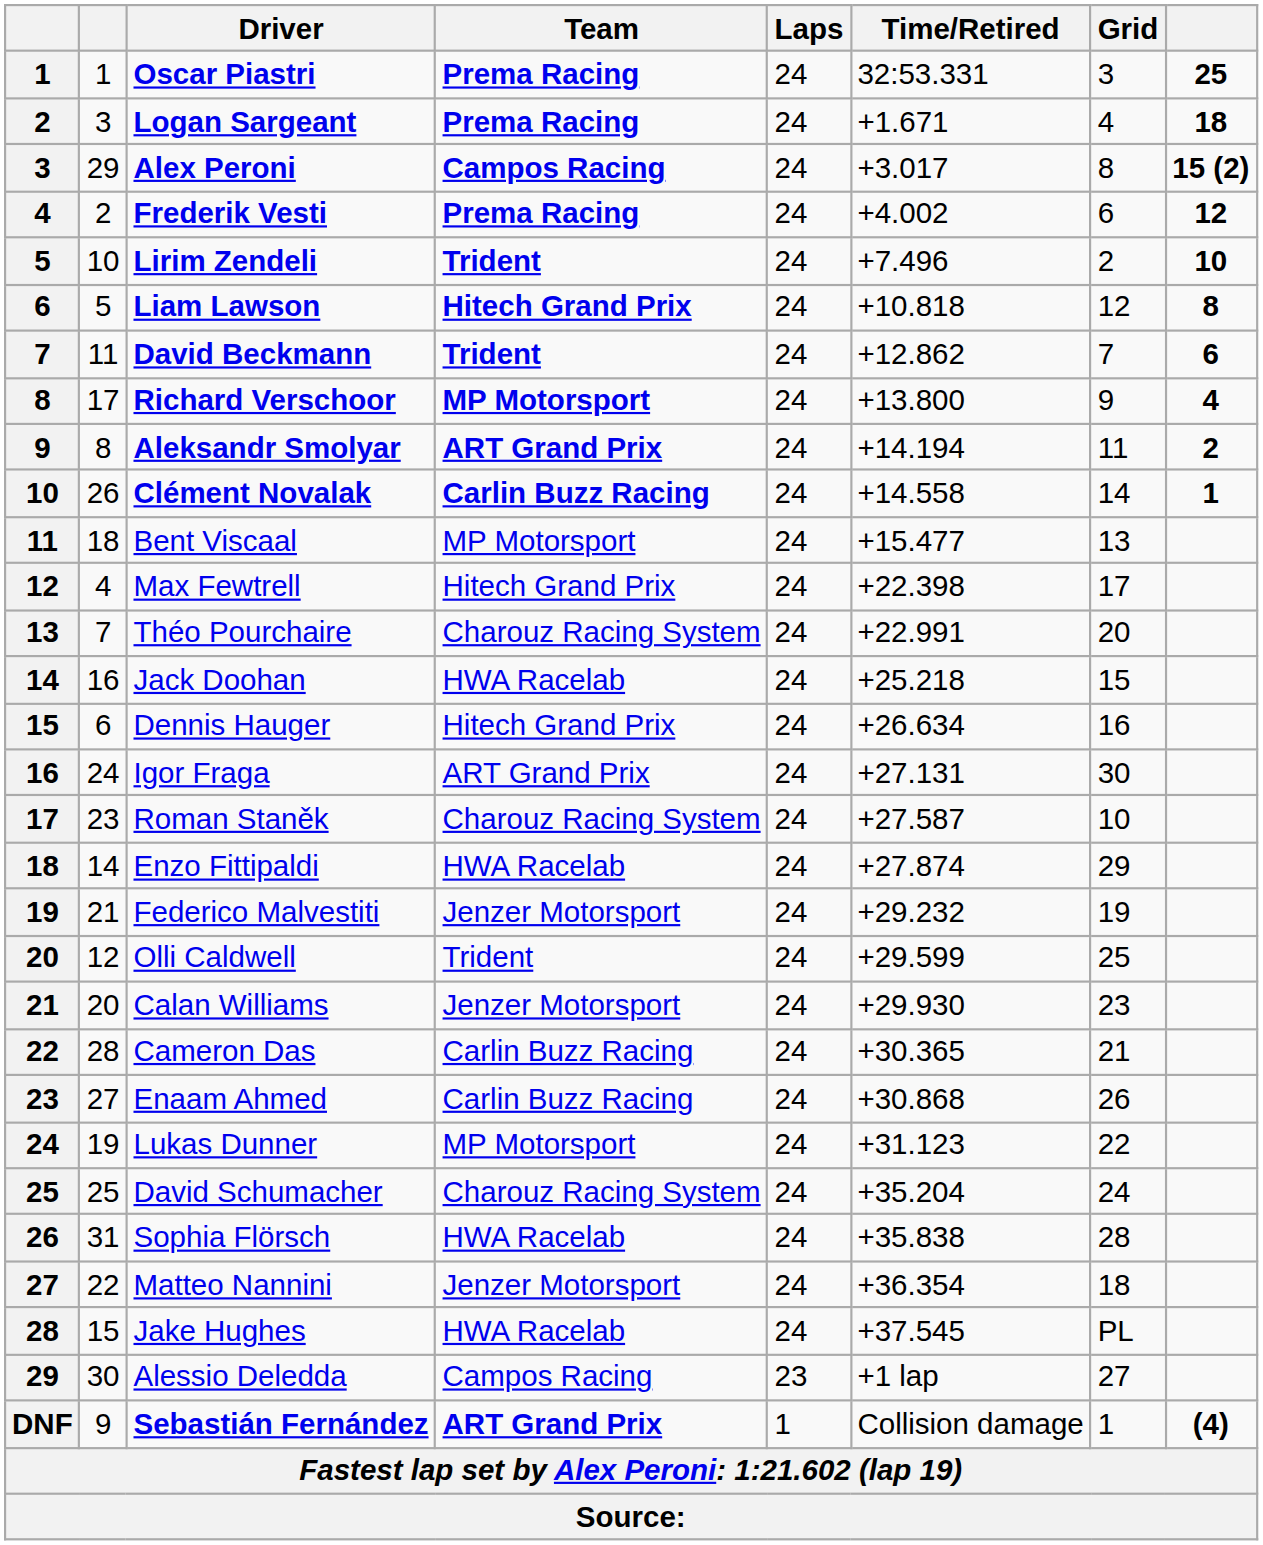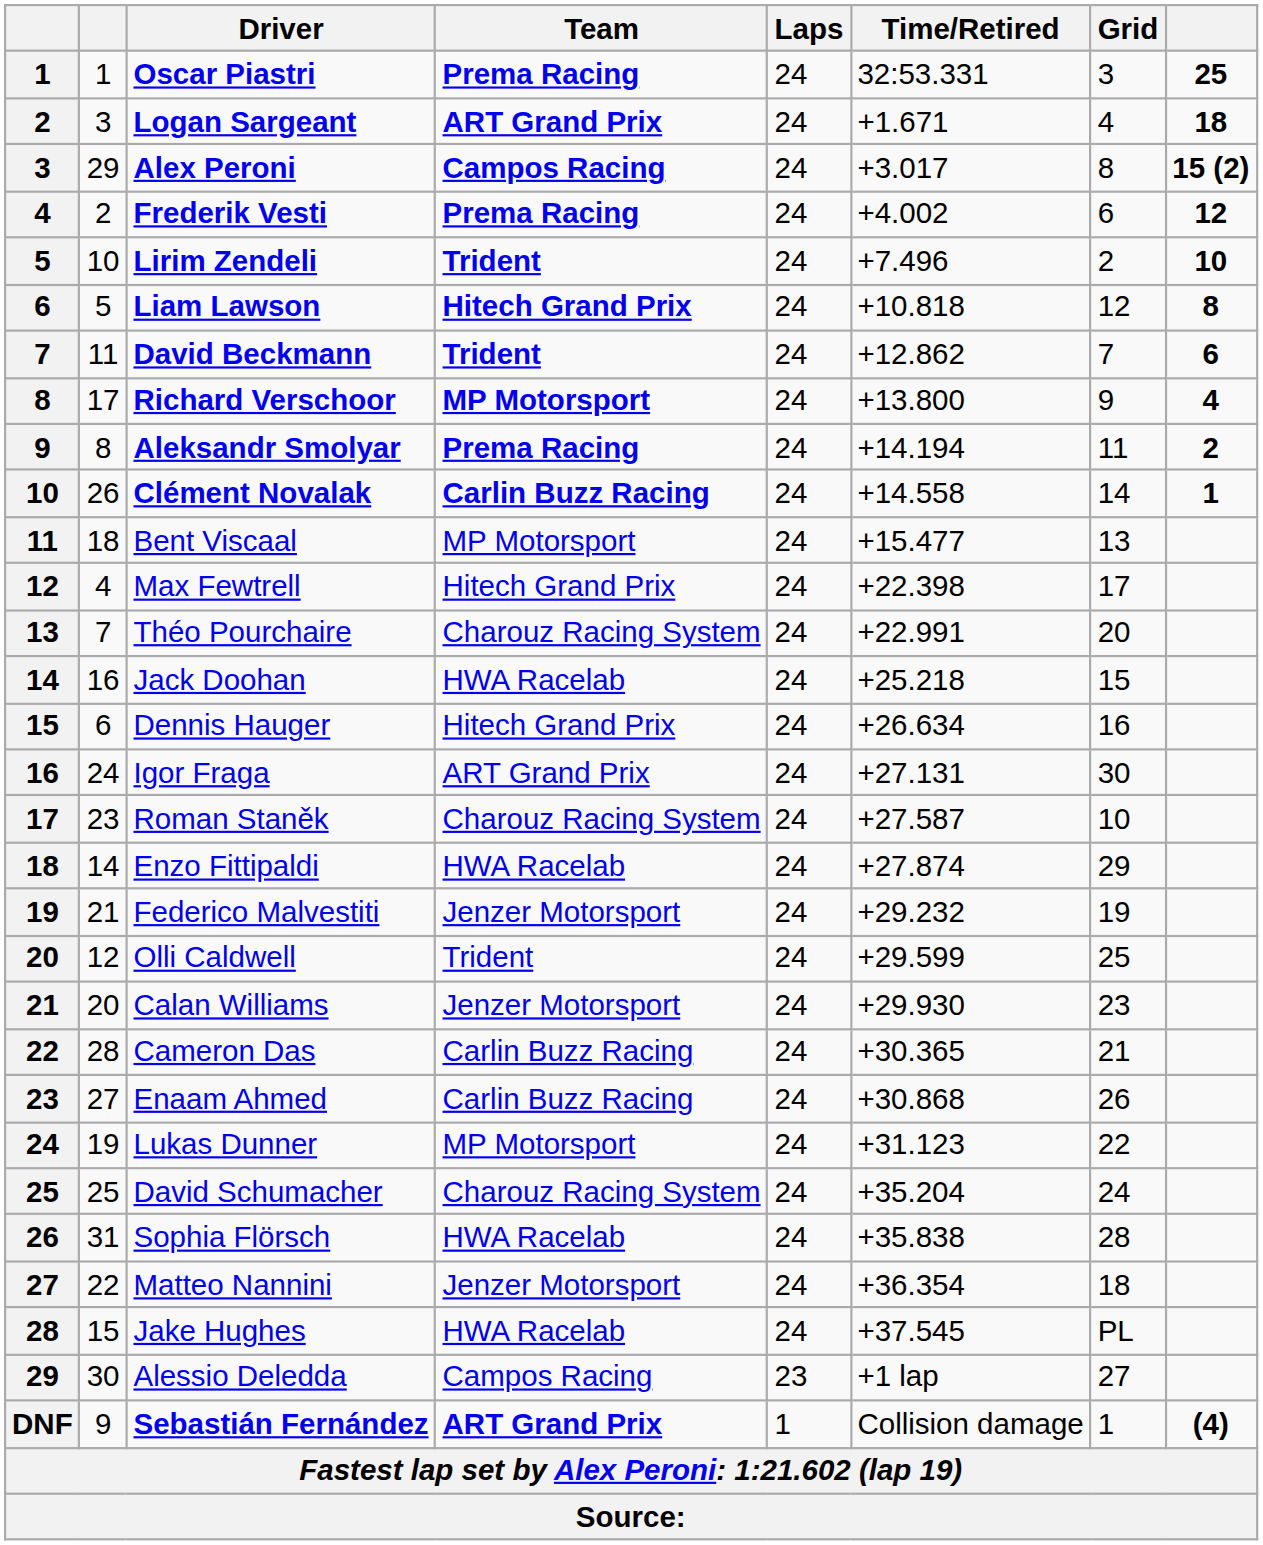(541, 121) Prema Racing -> (552, 121) ART Grand Prix
(552, 447) ART Grand Prix -> (541, 447) Prema Racing
